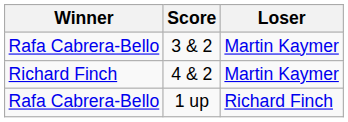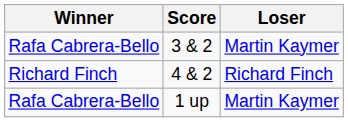(282, 74) Martin Kaymer -> (279, 74) Richard Finch
(279, 102) Richard Finch -> (282, 102) Martin Kaymer
